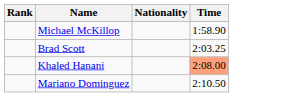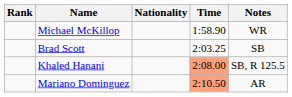+ column: (258, 13)
(209, 83) no background -> (209, 83) lightsalmon background
